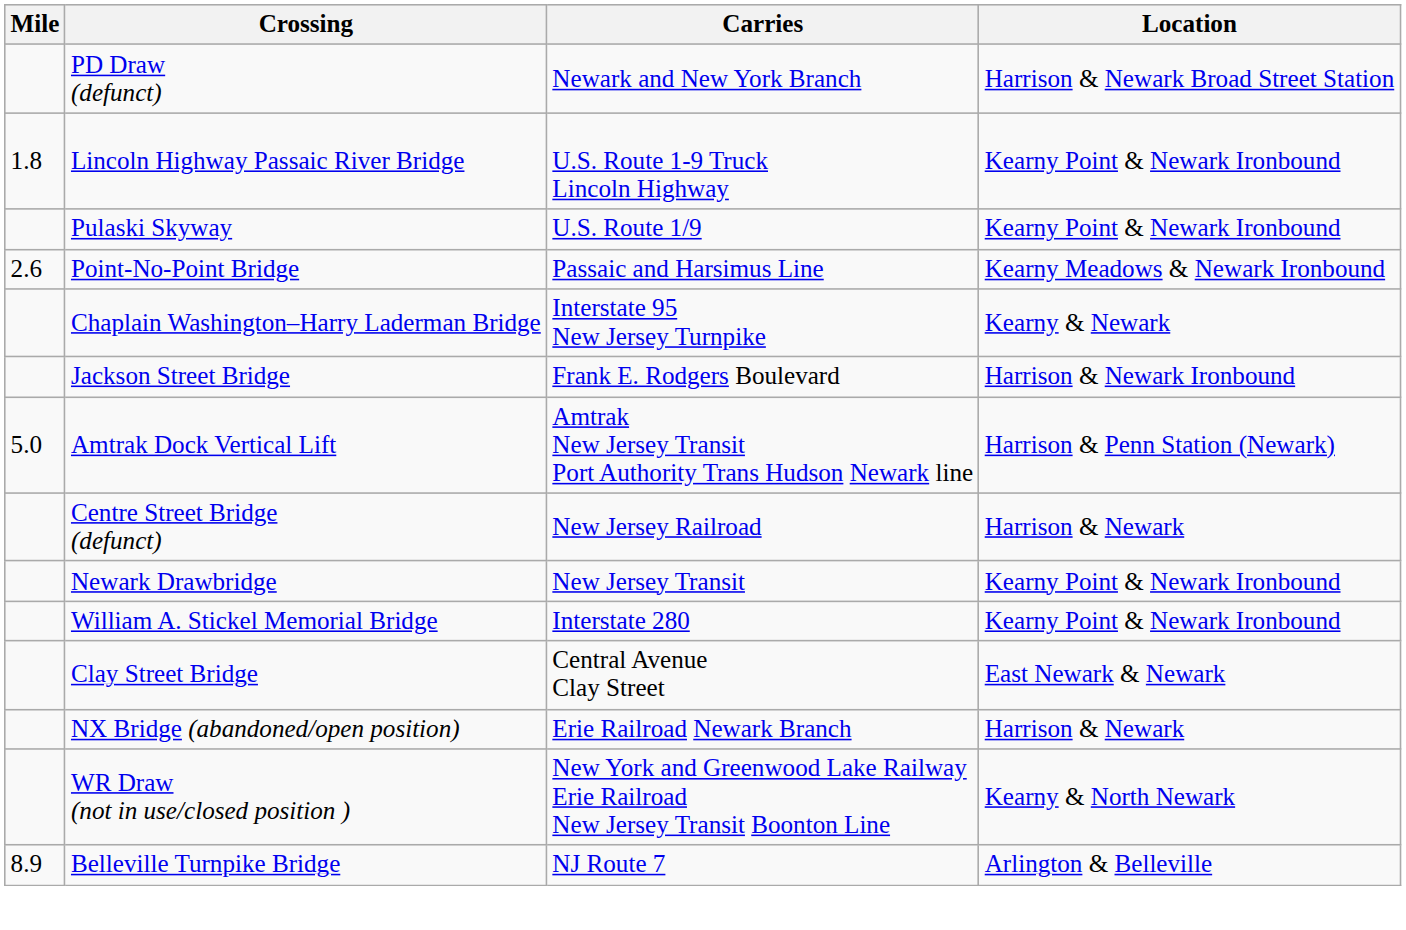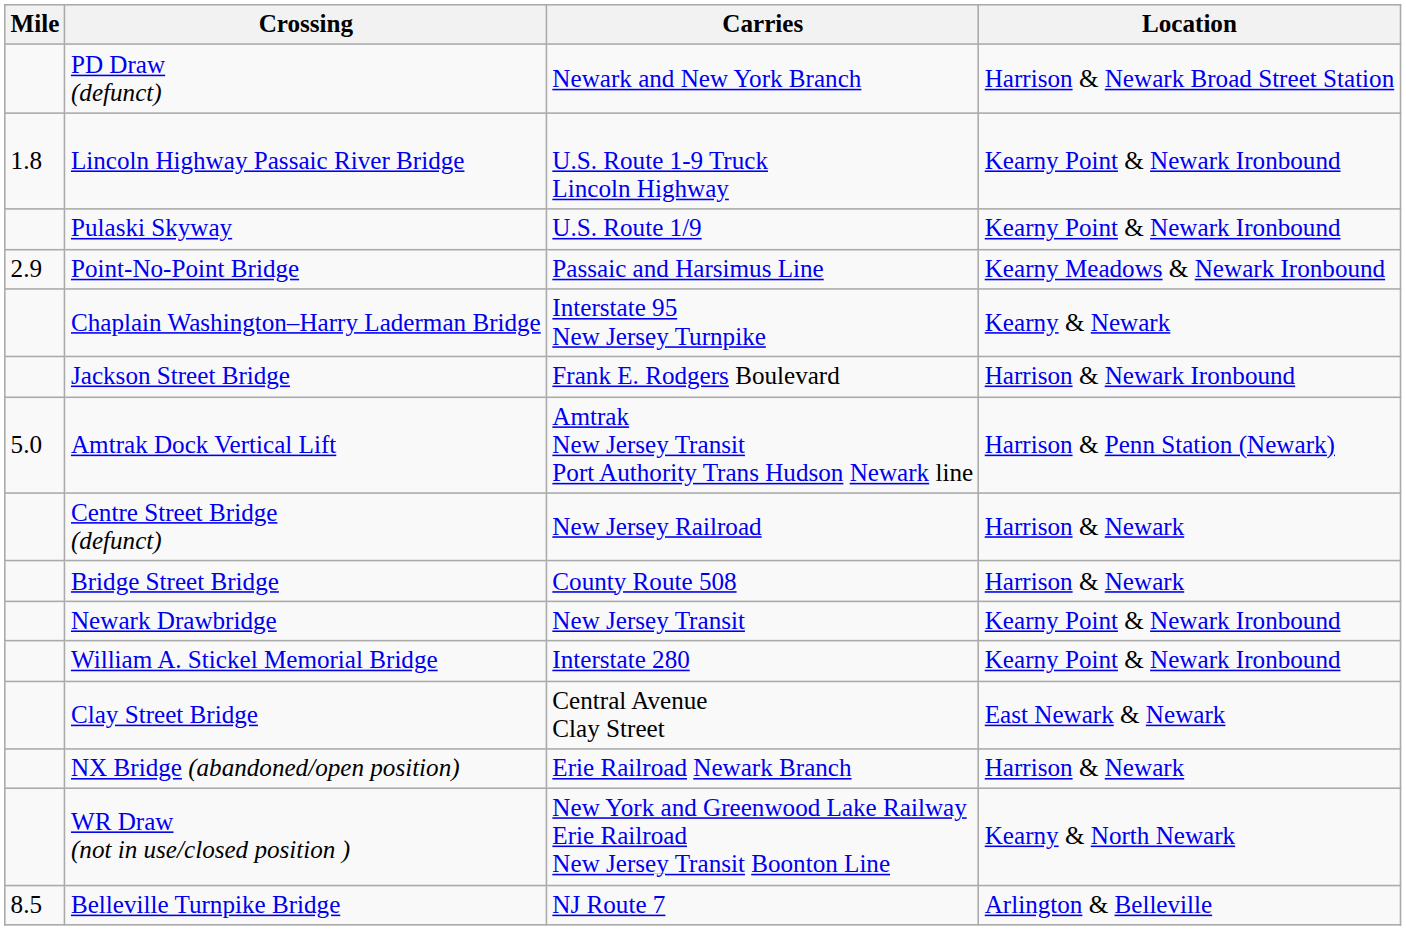(26, 268) 2.6 -> (26, 268) 2.9
+ row: (175, 580)
(26, 864) 8.9 -> (26, 904) 8.5
